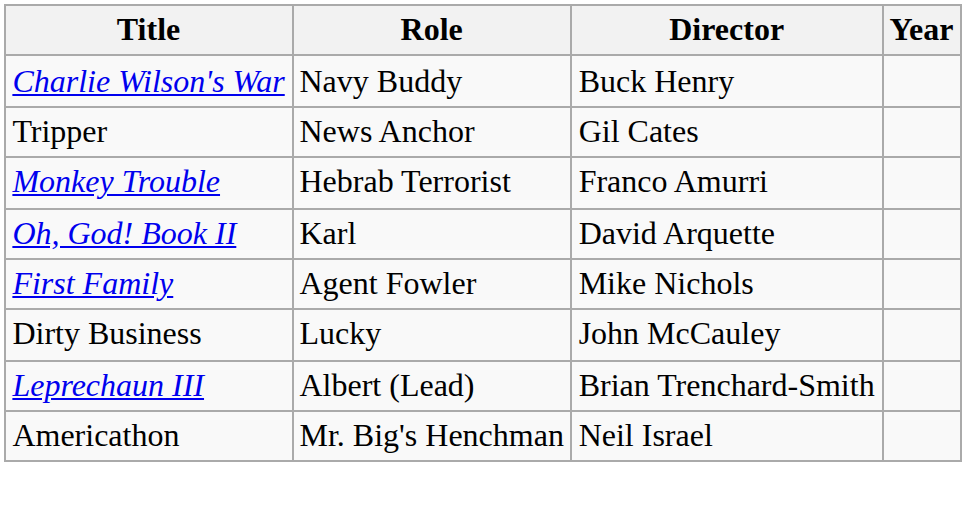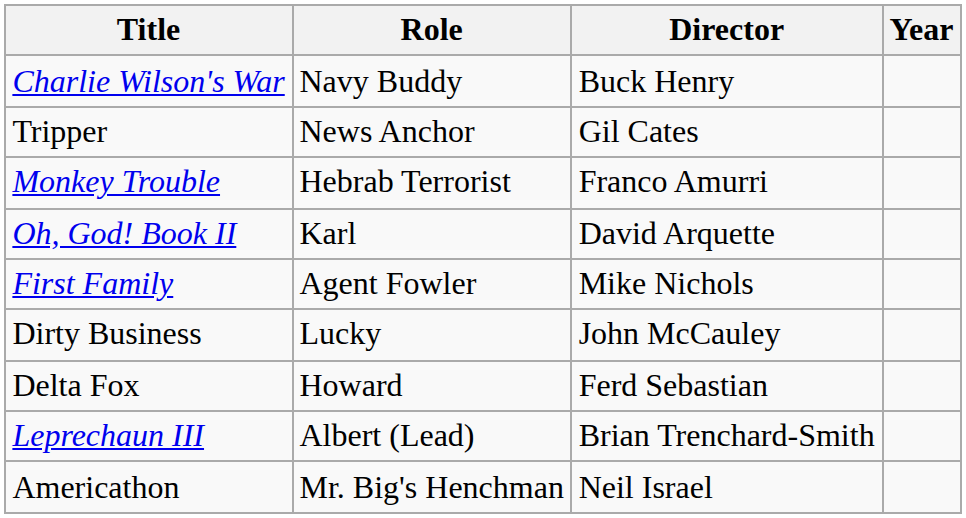+ row: (76, 385)
